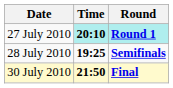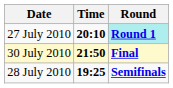(91, 33) paleturquoise background -> (91, 33) no background
rows swapped: (39, 53) <-> (39, 72)
